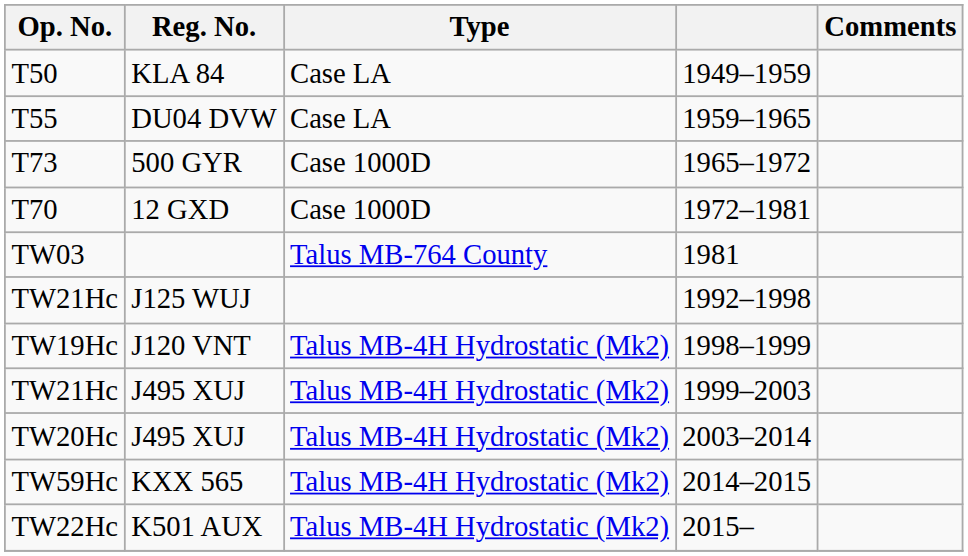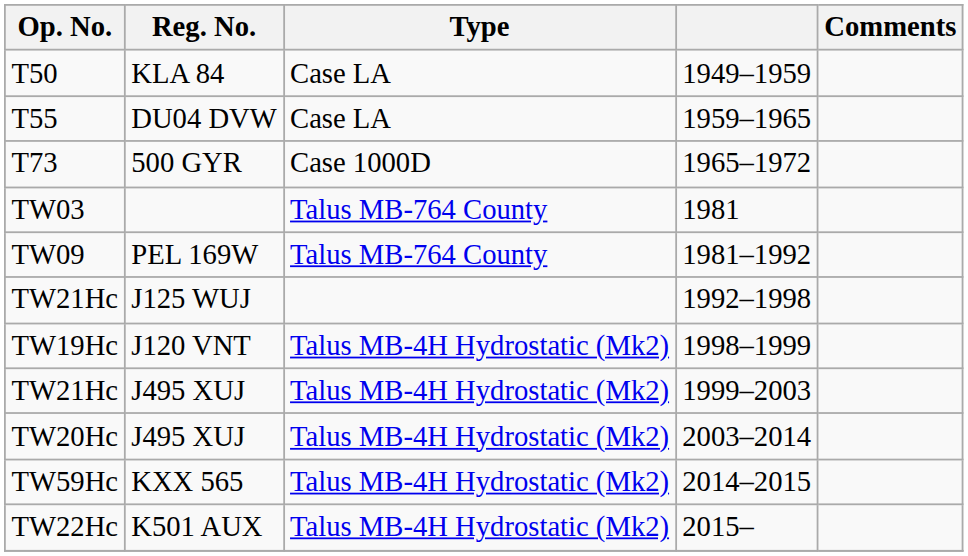- row: (35, 208)
+ row: (48, 254)
